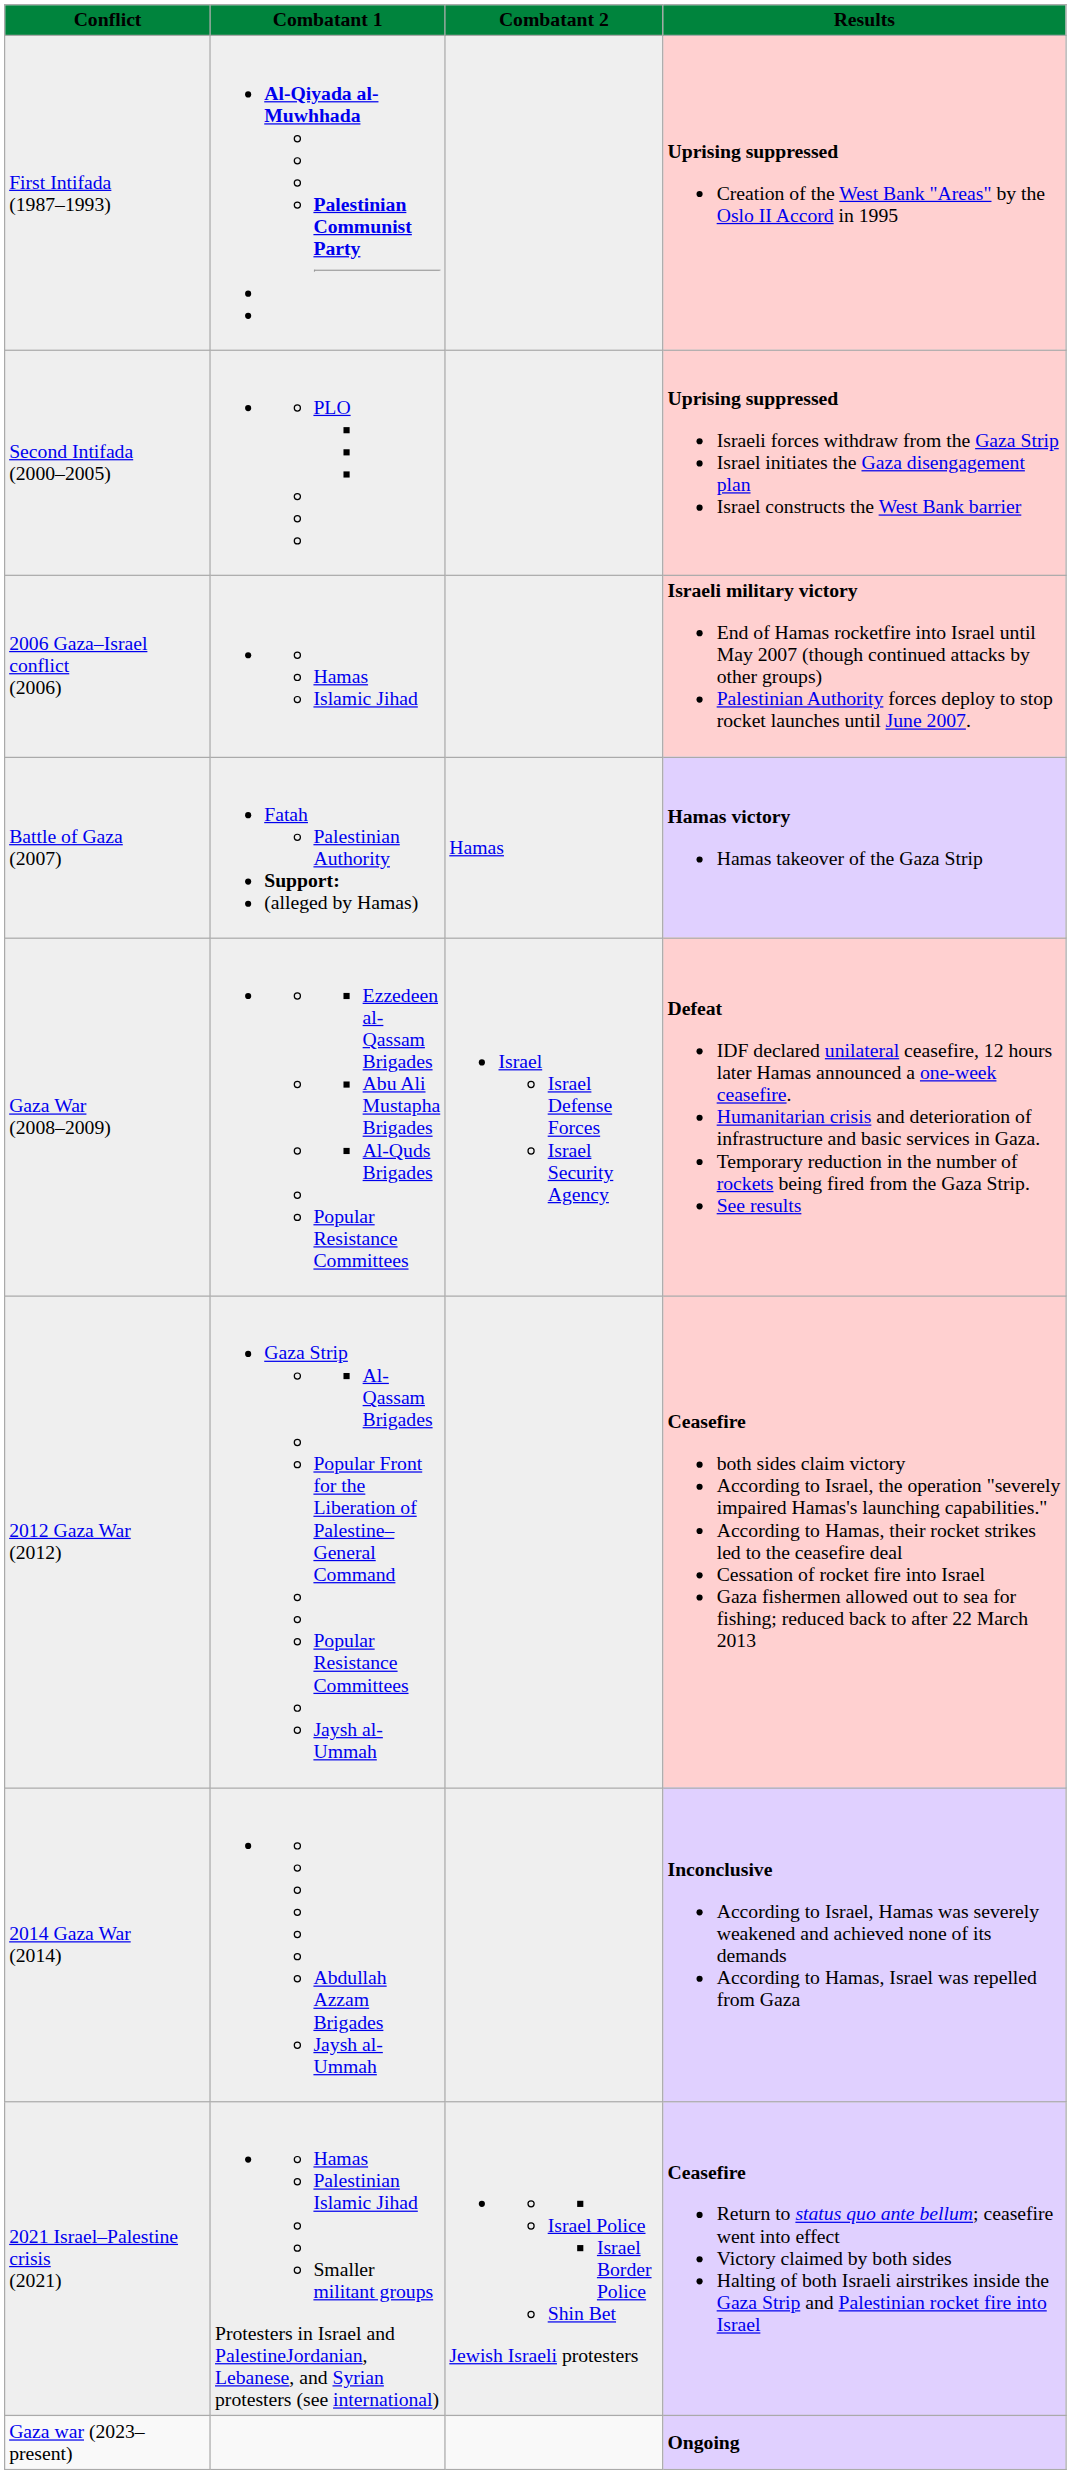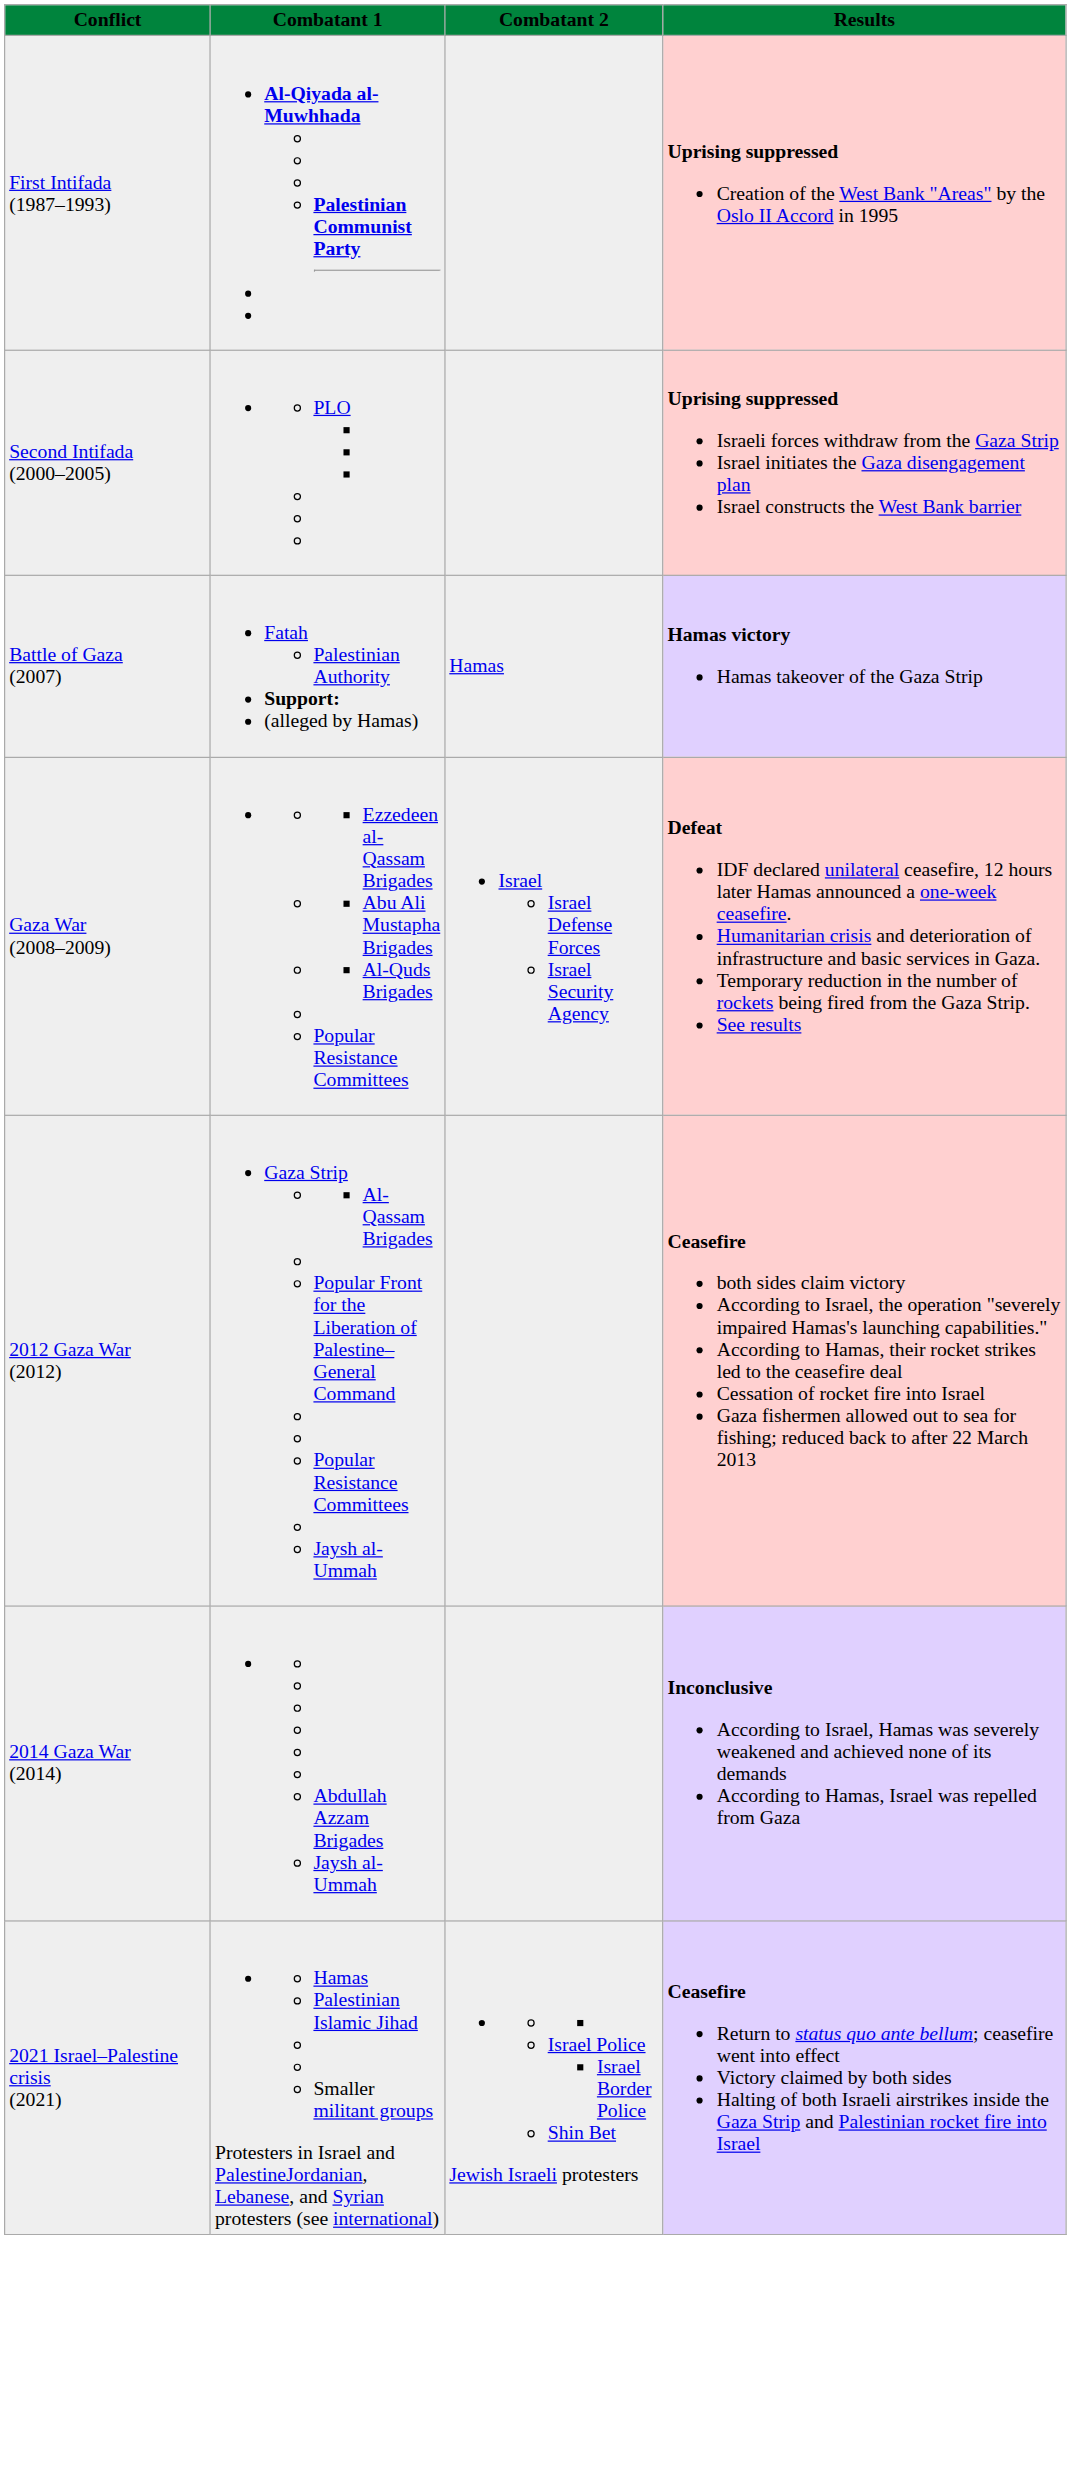- row: (78, 666)
- row: (77, 2442)
